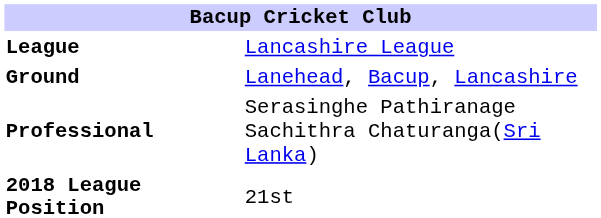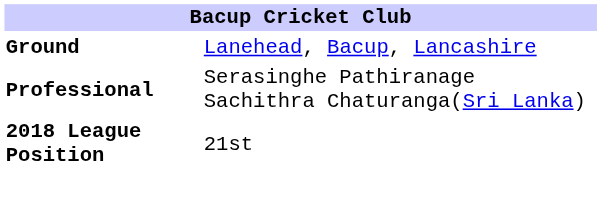- row: (43, 48)
